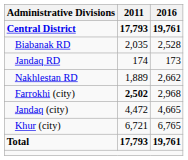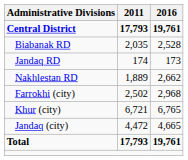(136, 93) bold -> (136, 93) normal
rows swapped: (41, 110) <-> (38, 126)
